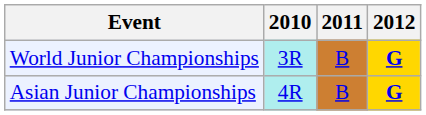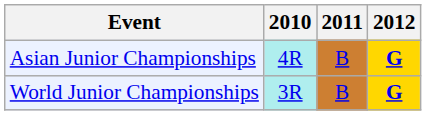rows swapped: (133, 92) <-> (134, 57)
